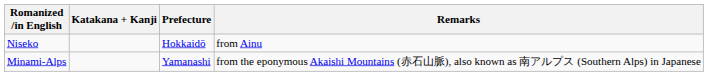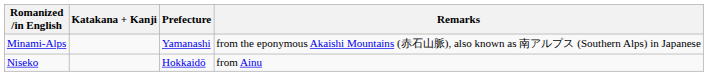rows swapped: (23, 43) <-> (37, 61)
